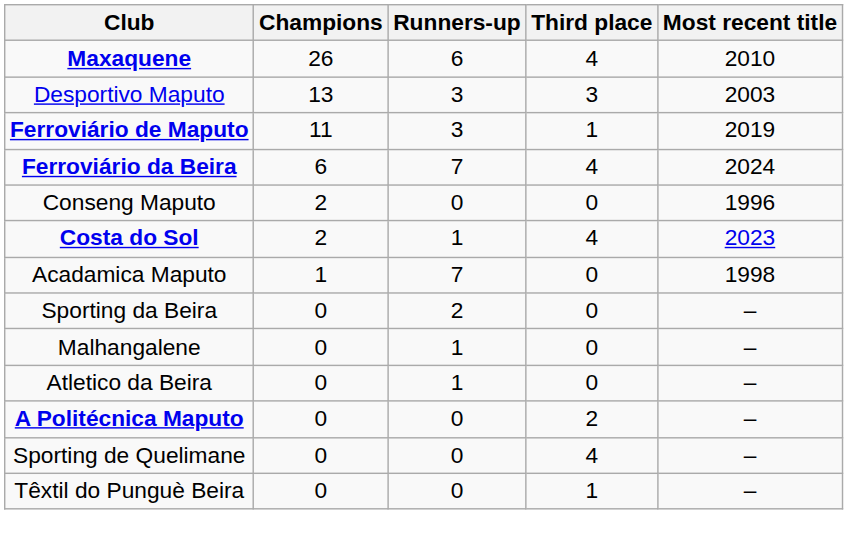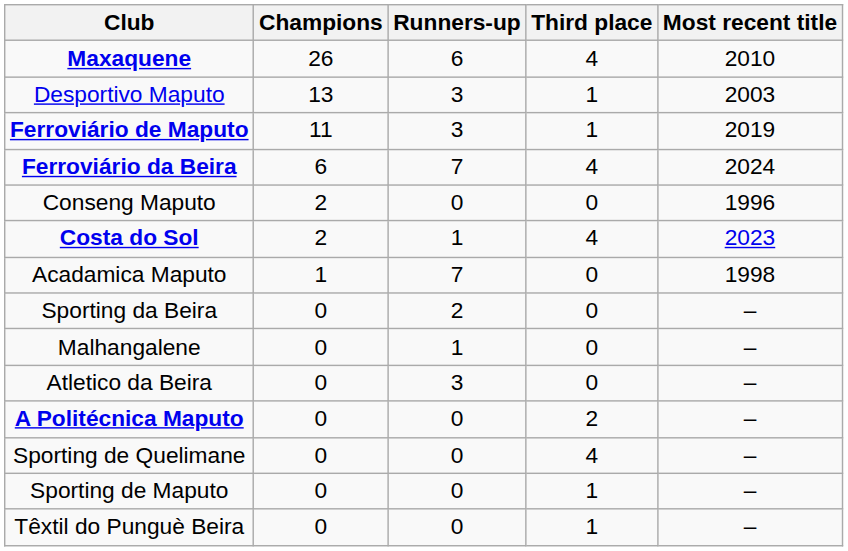(592, 94) 3 -> (592, 94) 1
(457, 382) 1 -> (457, 382) 3
+ row: (129, 490)
